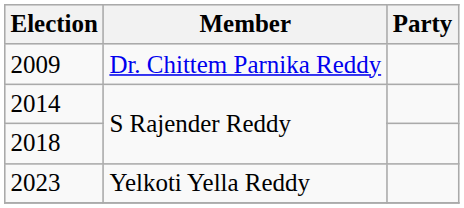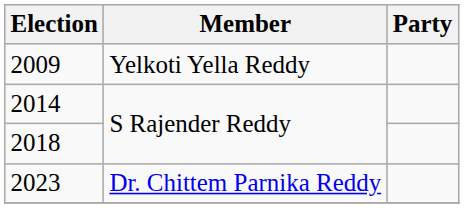(245, 63) Dr. Chittem Parnika Reddy -> (210, 63) Yelkoti Yella Reddy
(210, 182) Yelkoti Yella Reddy -> (245, 182) Dr. Chittem Parnika Reddy
